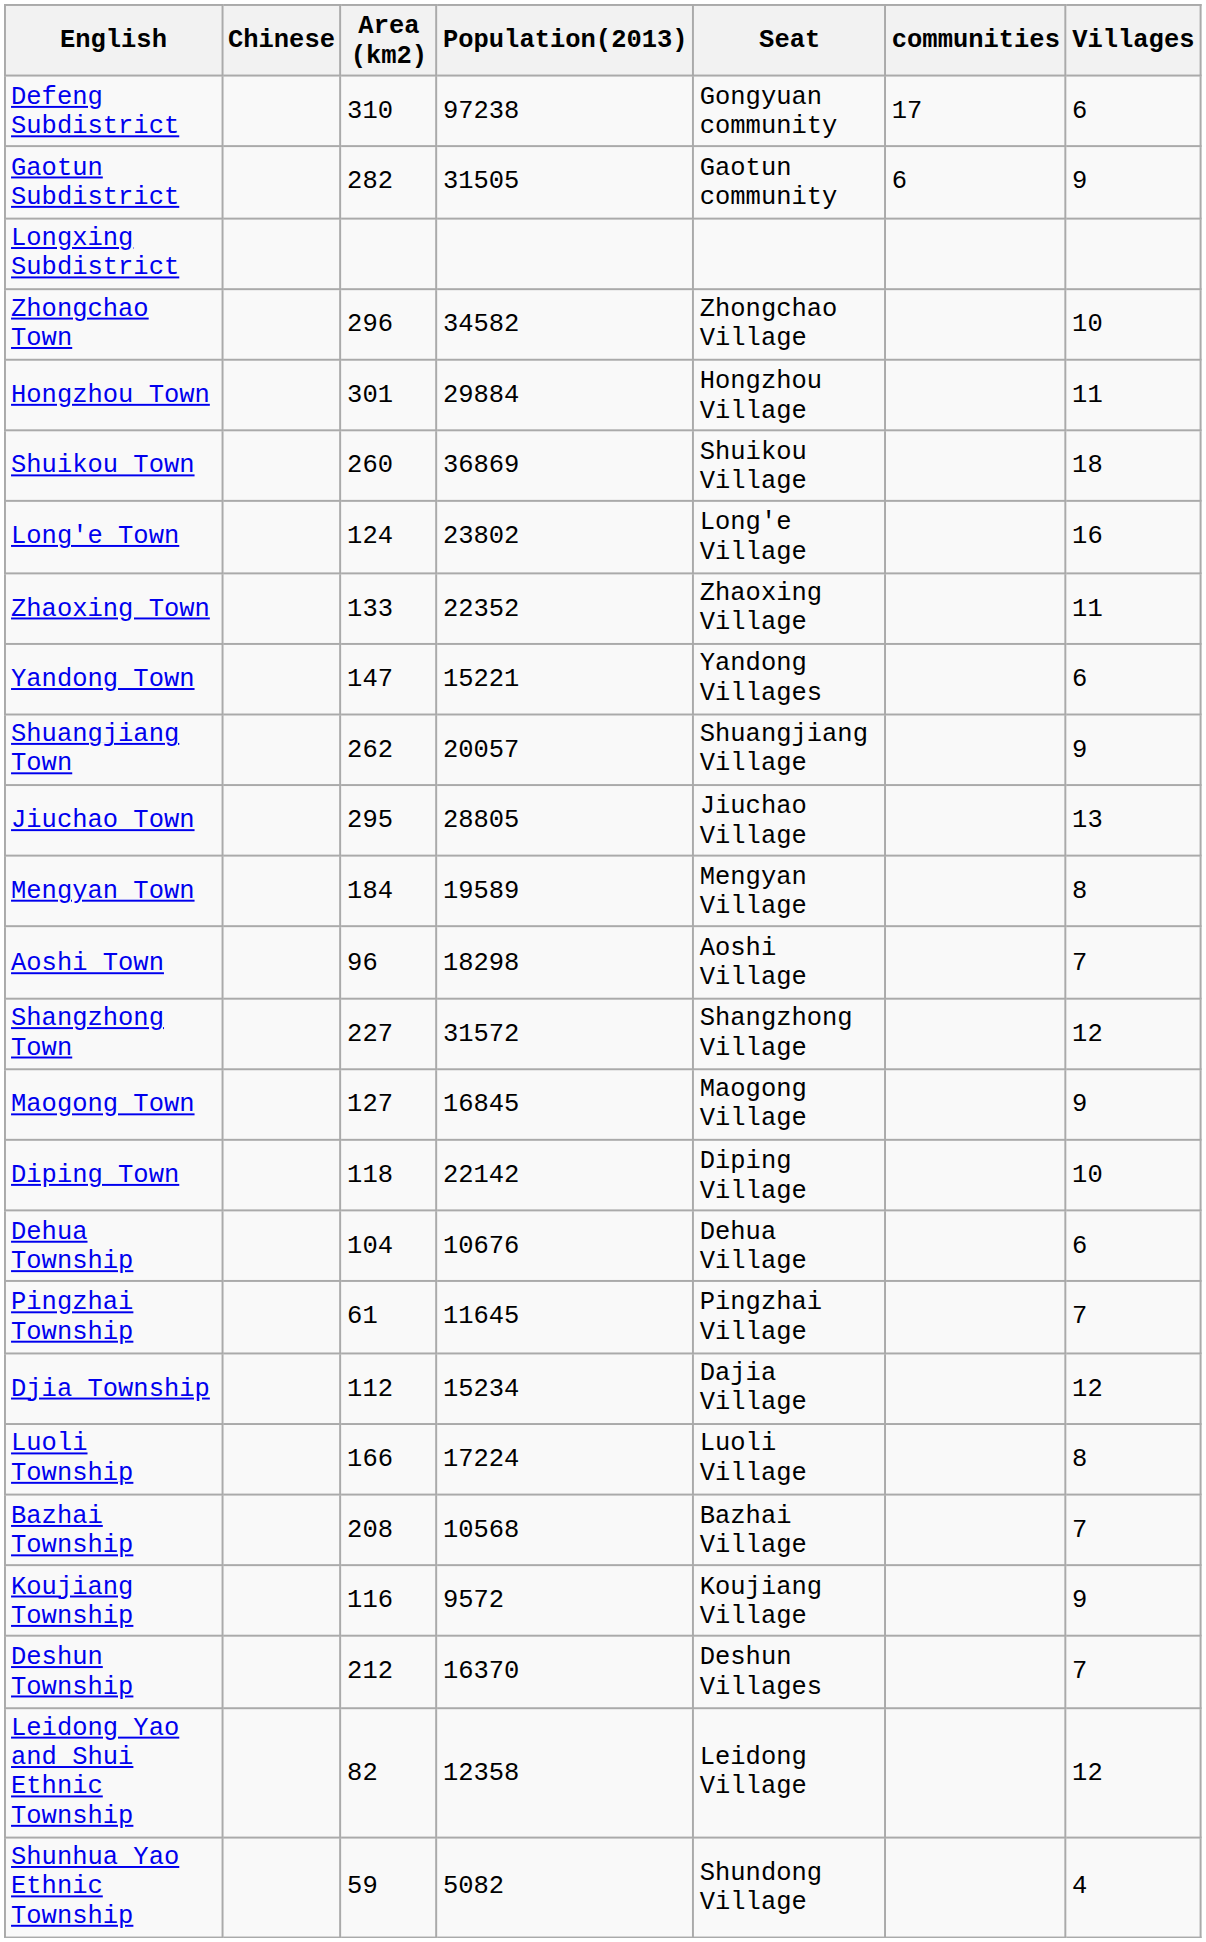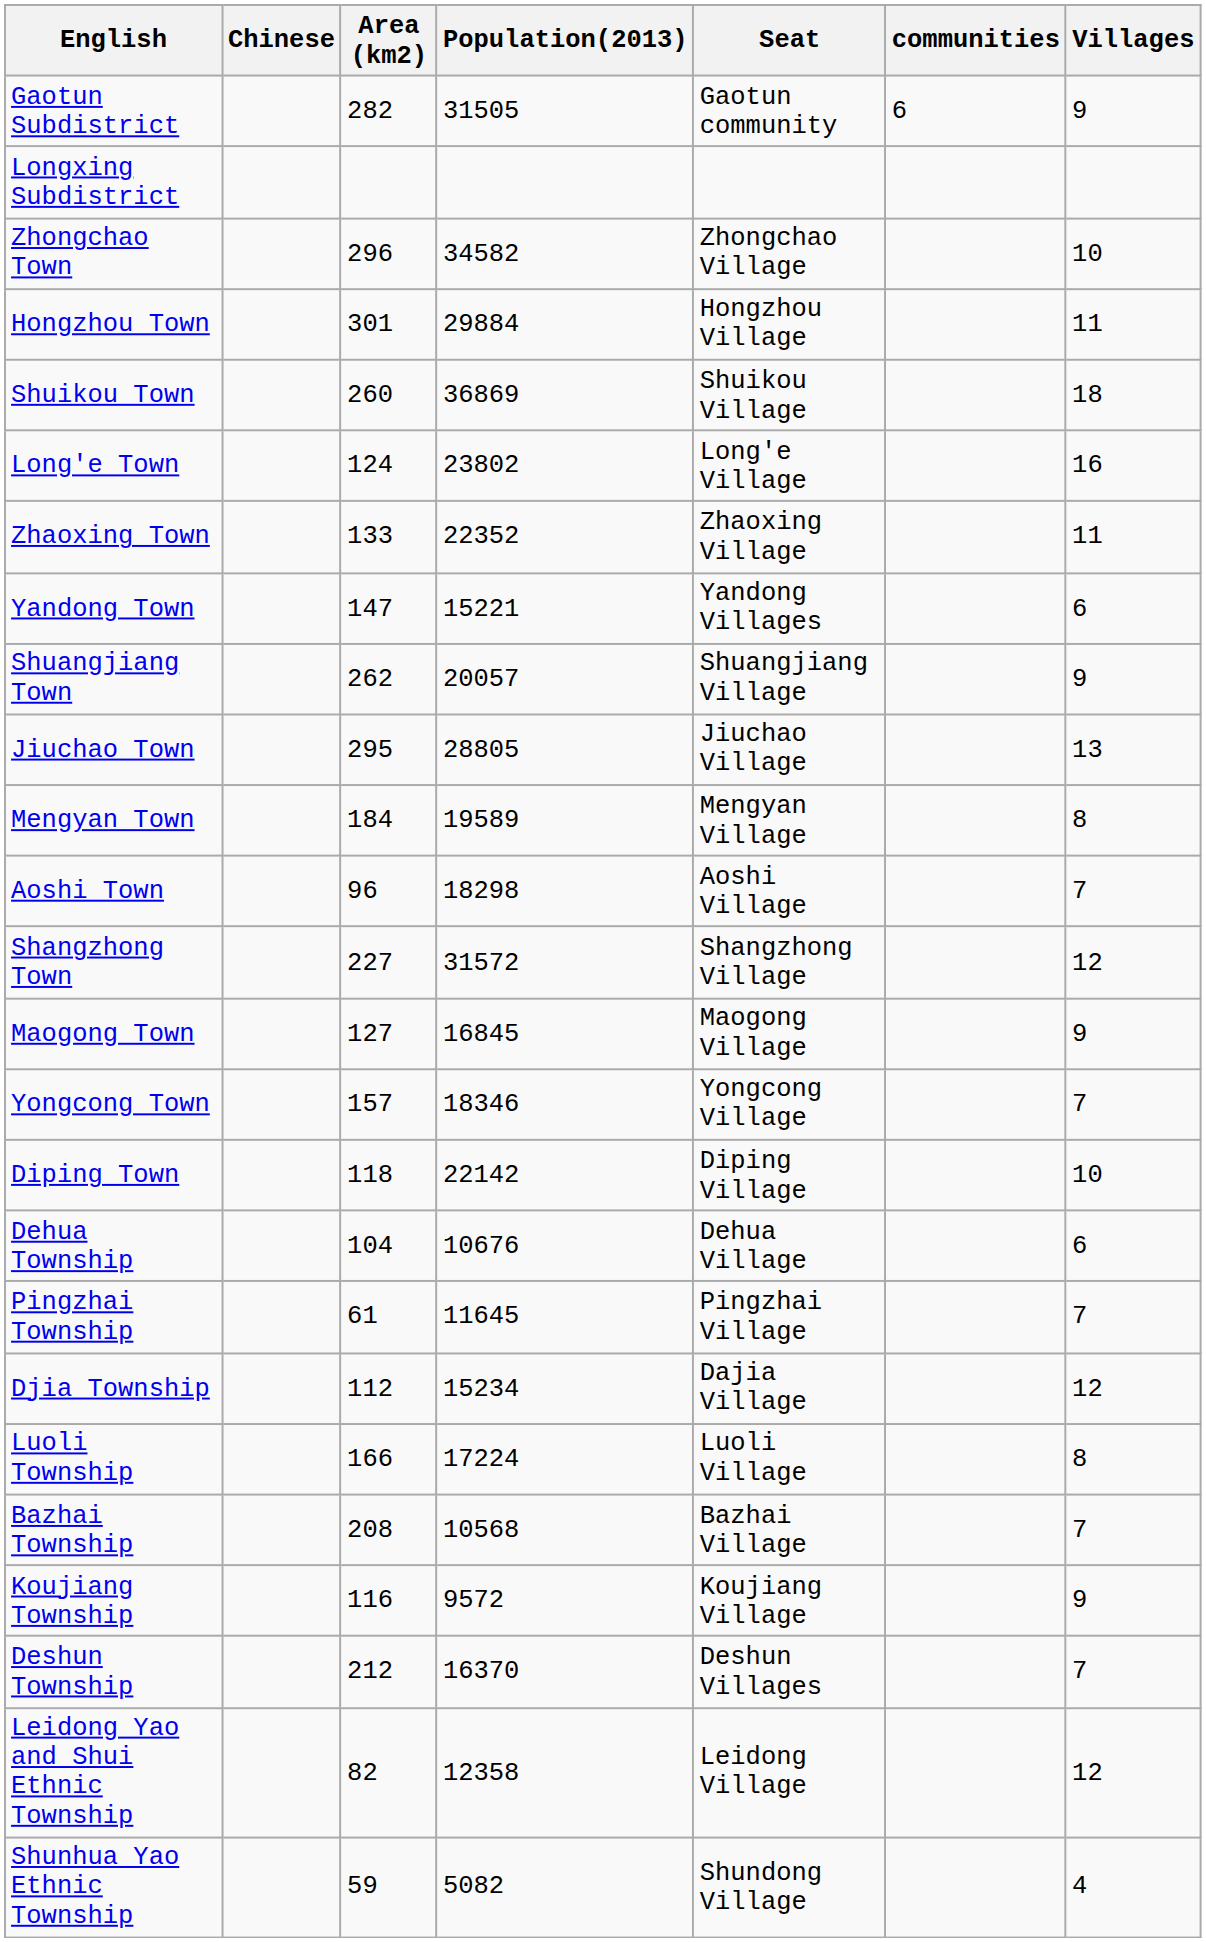- row: (95, 111)
+ row: (110, 1104)
